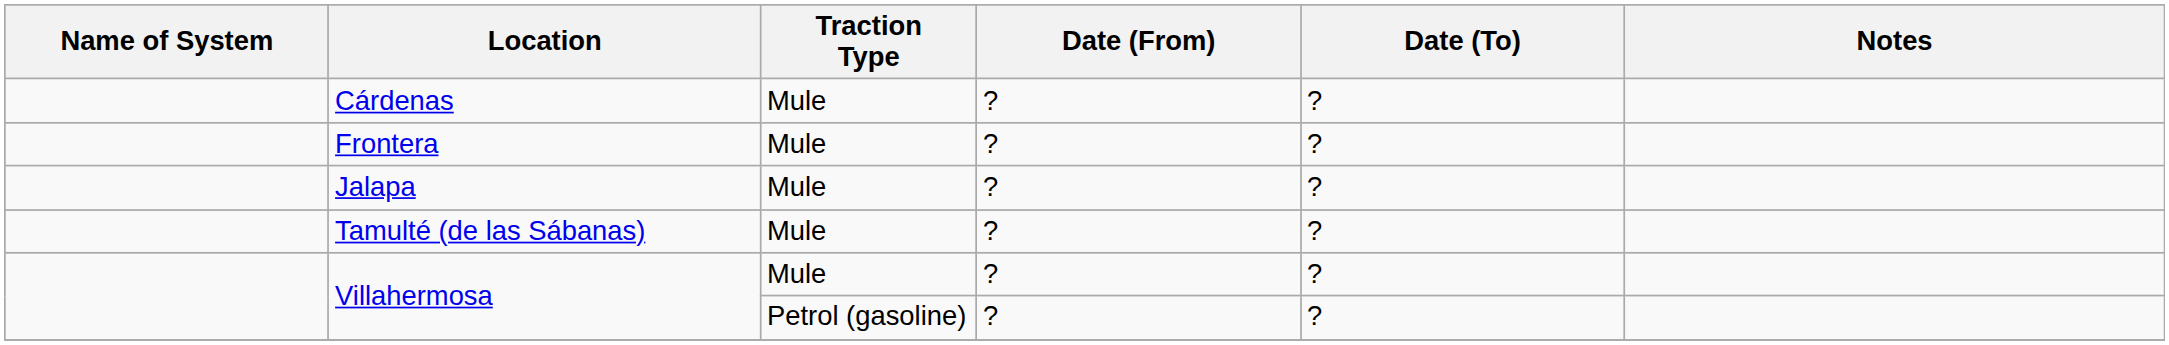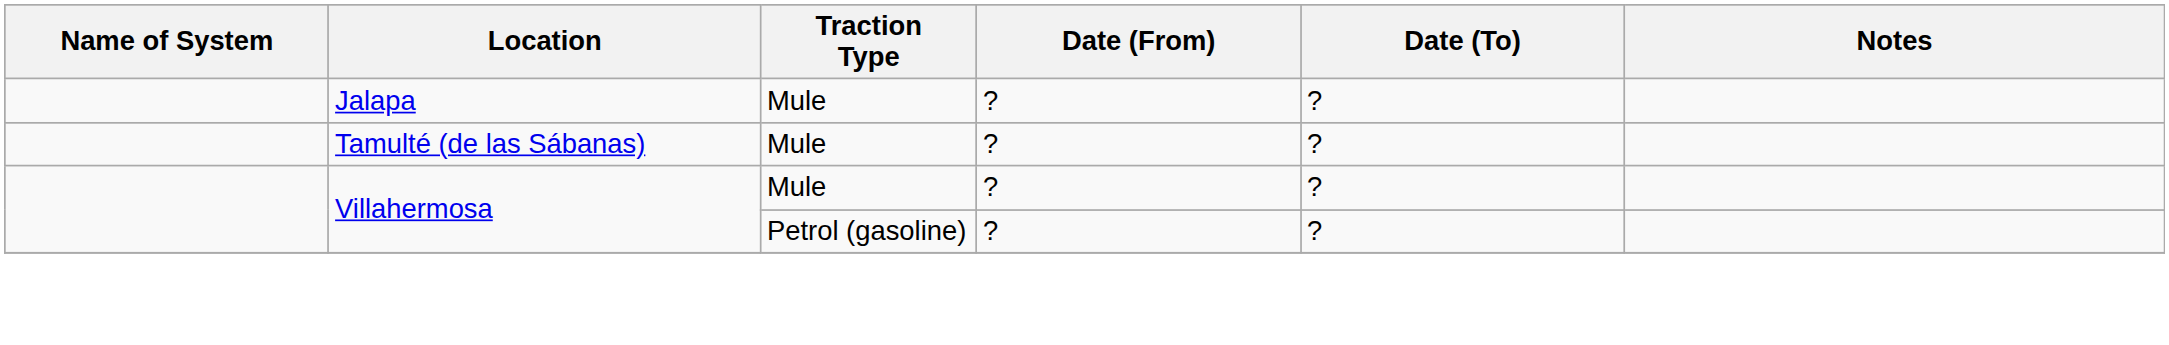- row: (394, 100)
- row: (387, 143)
